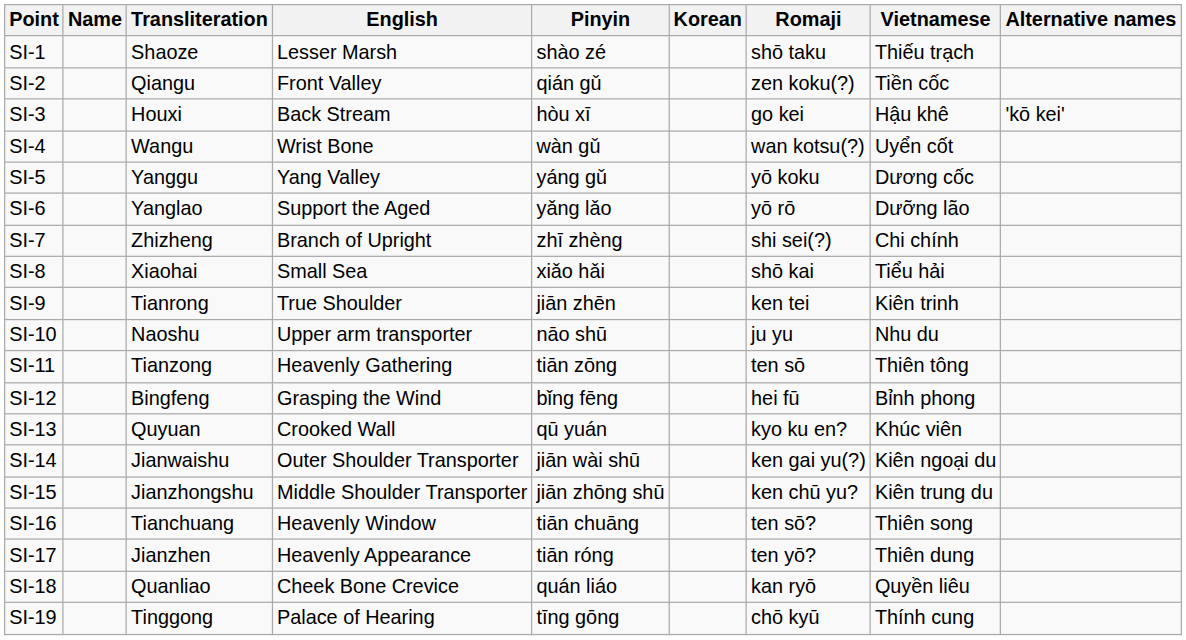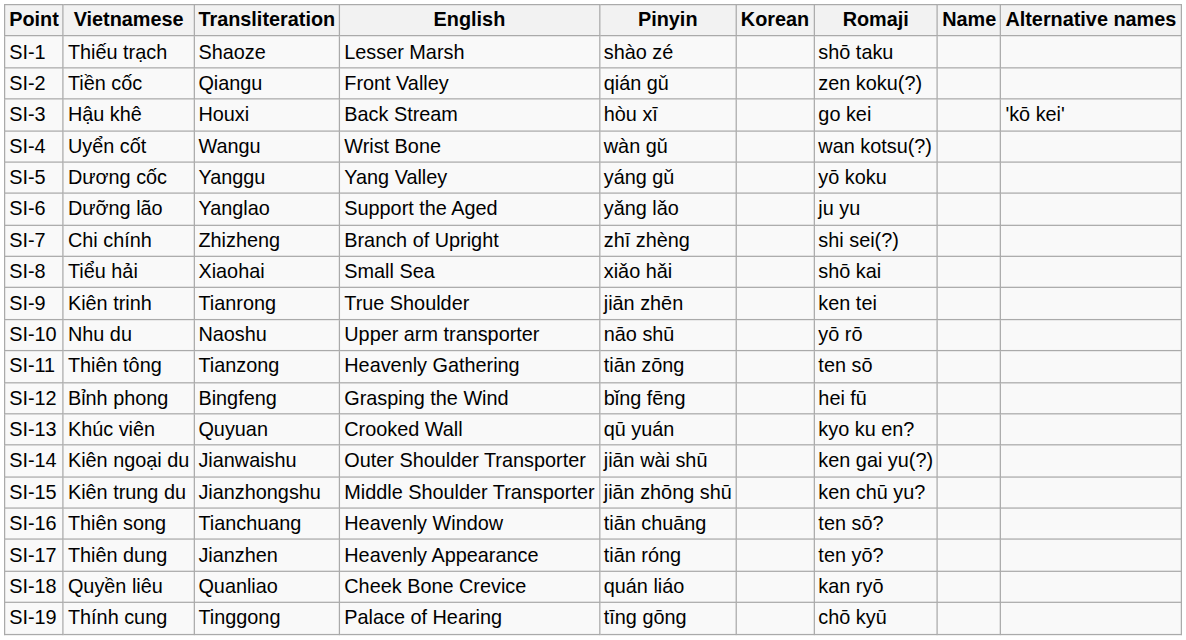columns swapped: (95, 20) <-> (936, 20)
(773, 209) yō rō -> (839, 209) ju yu
(772, 334) ju yu -> (840, 334) yō rō
